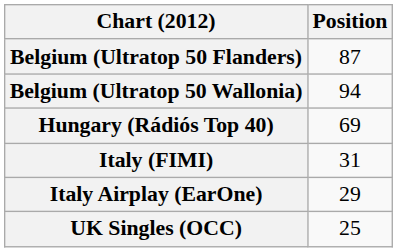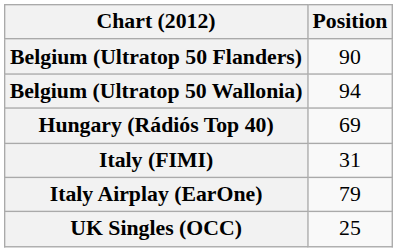(350, 56) 87 -> (350, 56) 90
(350, 194) 29 -> (350, 194) 79
